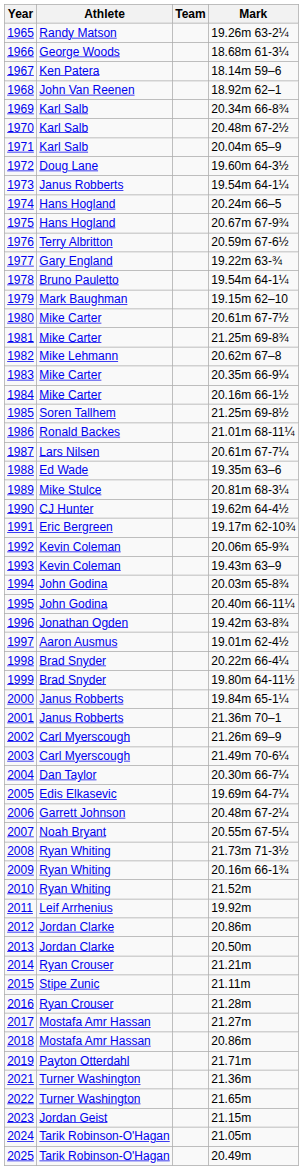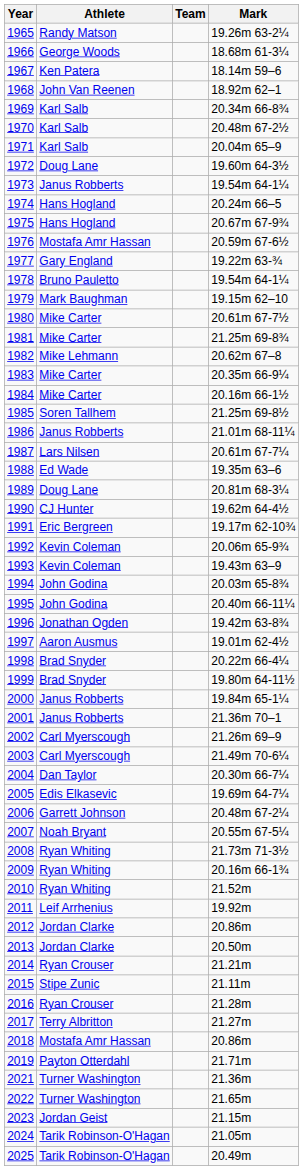(76, 242) Terry Albritton -> (95, 242) Mostafa Amr Hassan
(80, 432) Ronald Backes -> (81, 432) Janus Robberts
(70, 489) Mike Stulce -> (69, 489) Doug Lane
(95, 1022) Mostafa Amr Hassan -> (76, 1022) Terry Albritton
